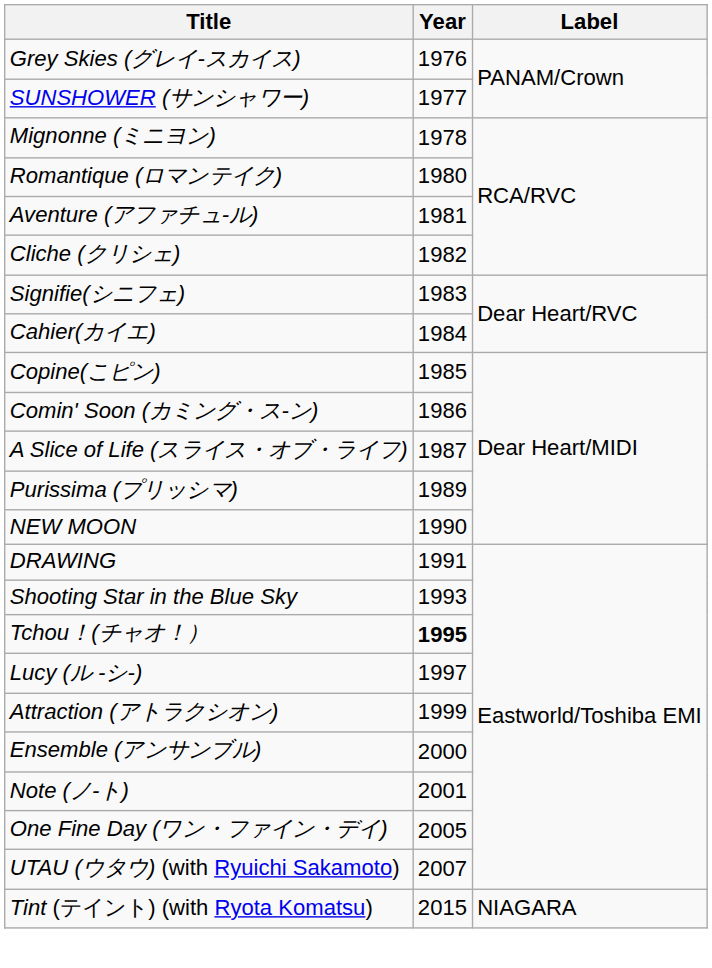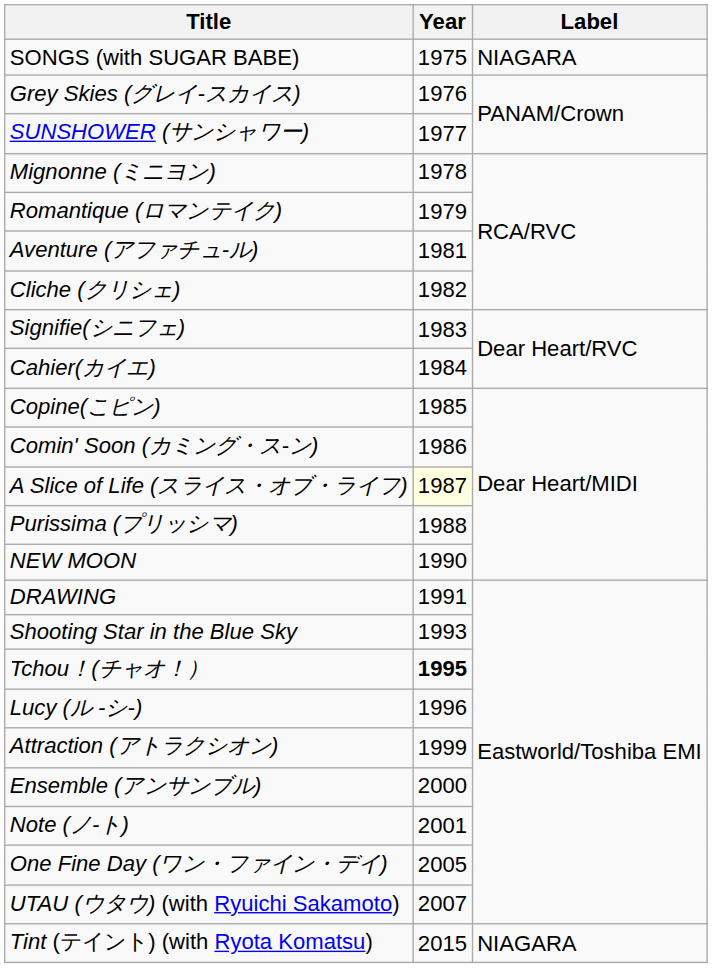+ row: (155, 57)
(442, 176) 1980 -> (442, 211) 1979
(442, 450) no background -> (442, 485) lightyellow background
(442, 489) 1989 -> (442, 524) 1988
(442, 673) 1997 -> (442, 708) 1996
